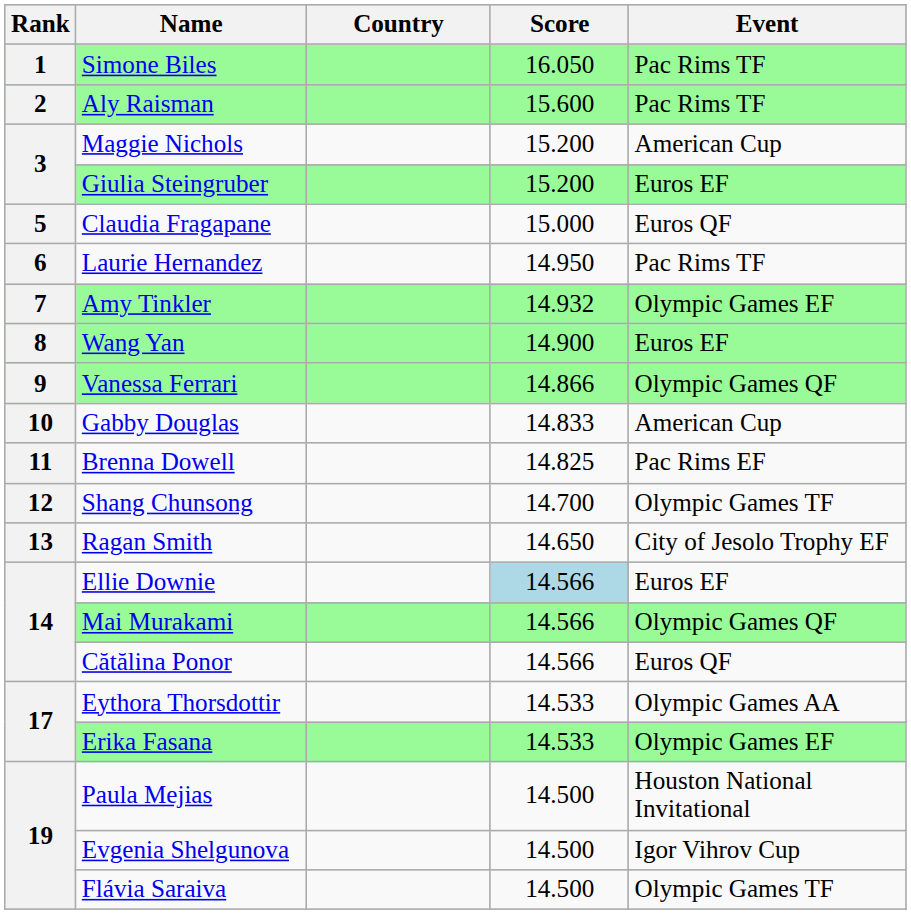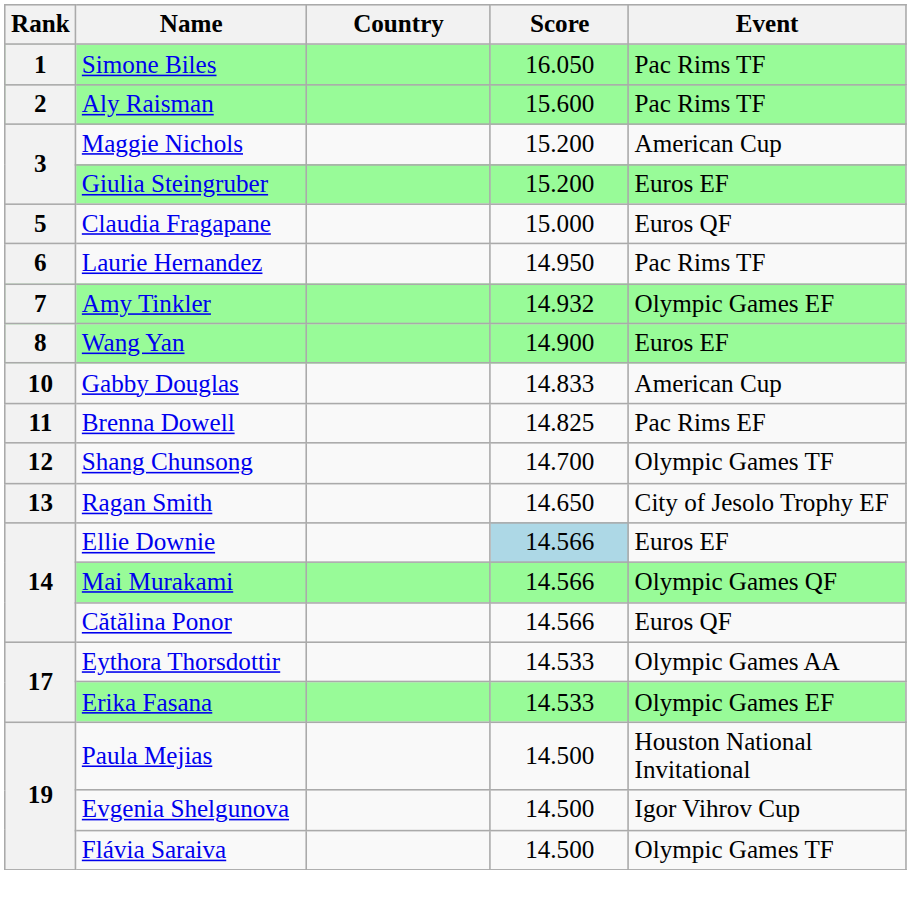- row: (160, 382)
